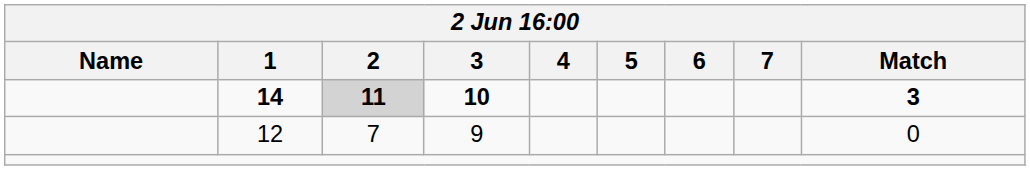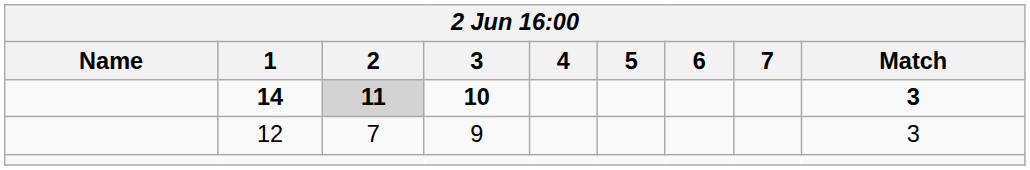(913, 135) 0 -> (913, 135) 3
